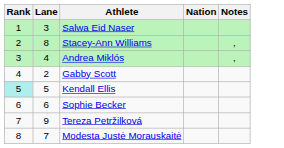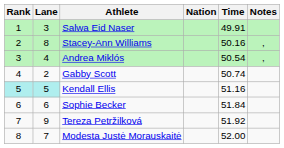+ column: (233, 12)
(46, 89) no background -> (46, 89) paleturquoise background
